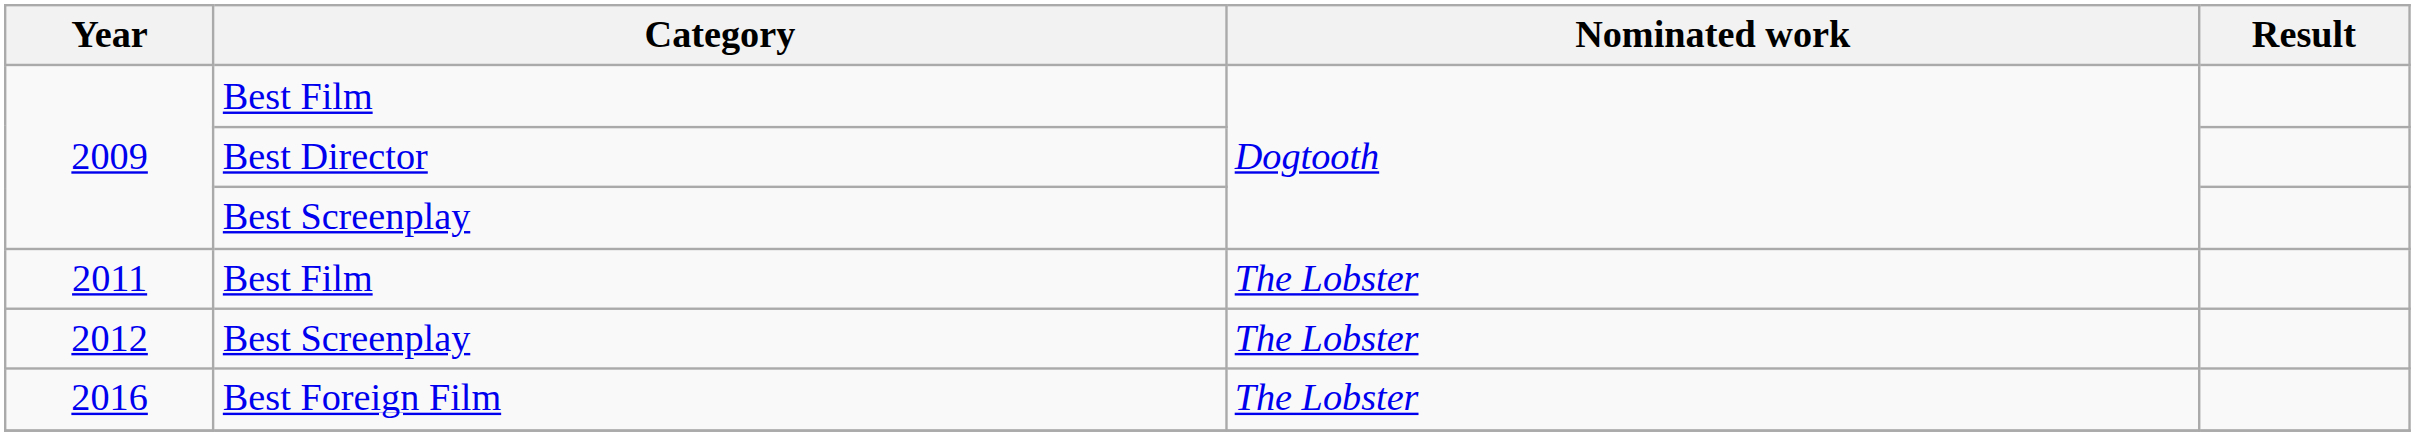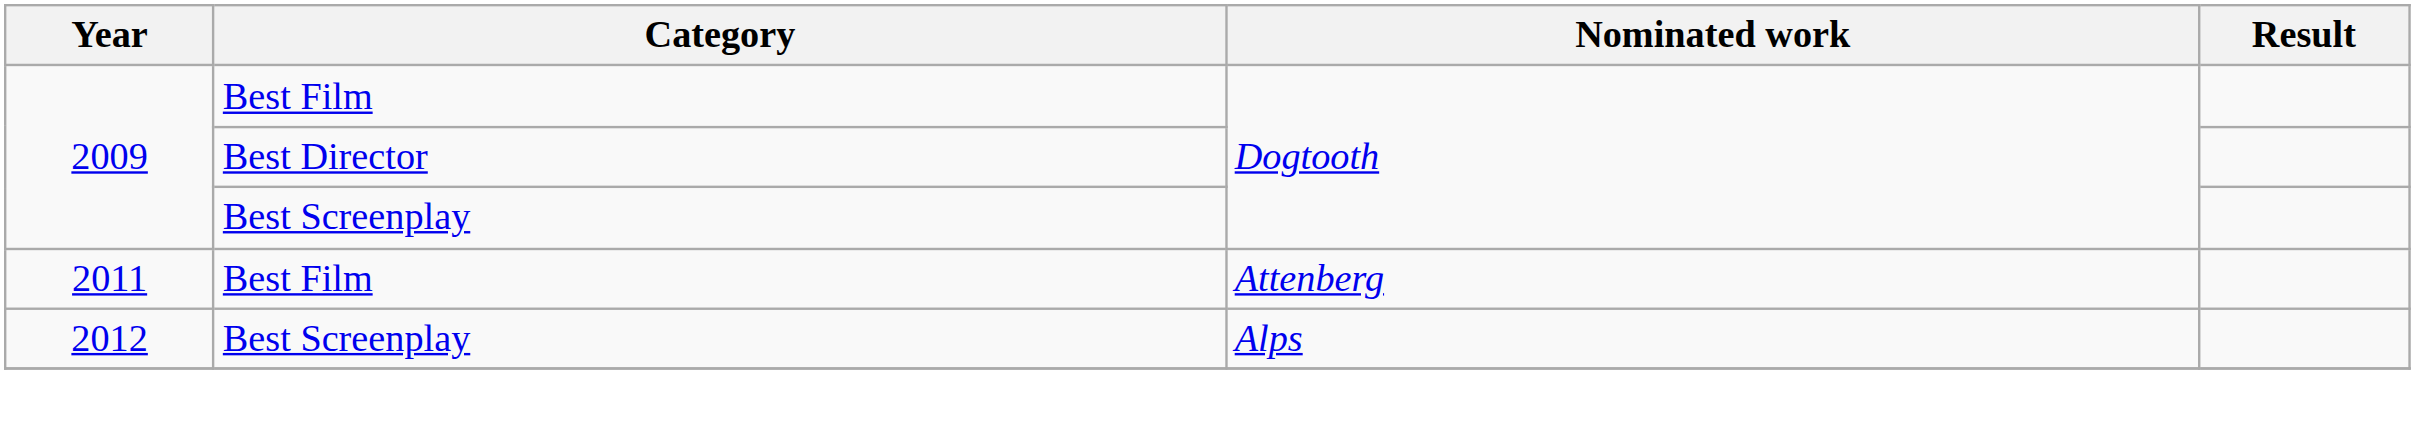(1327, 277) The Lobster -> (1309, 277) Attenberg
(1327, 338) The Lobster -> (1269, 338) Alps
- row: (110, 398)
